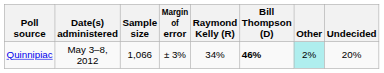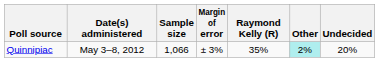- column: (267, 23)
(215, 55) 34% -> (258, 49) 35%
